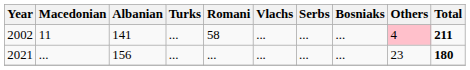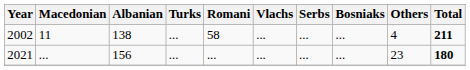(122, 34) 141 -> (122, 34) 138
(394, 34) pink background -> (394, 34) no background
